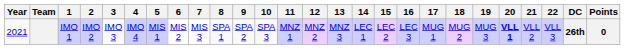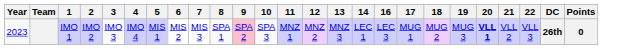- column: (386, 11)
(17, 31) 2021 -> (17, 31) 2023
(244, 31) no background -> (244, 31) pink background
